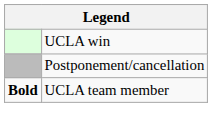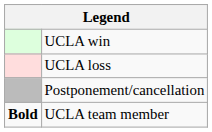+ row: (78, 66)
